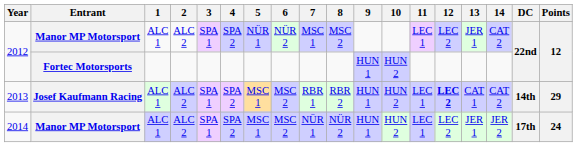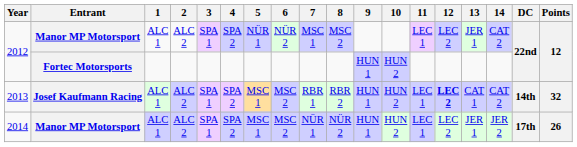(556, 96) 29 -> (556, 96) 32
(556, 126) 24 -> (556, 126) 26
